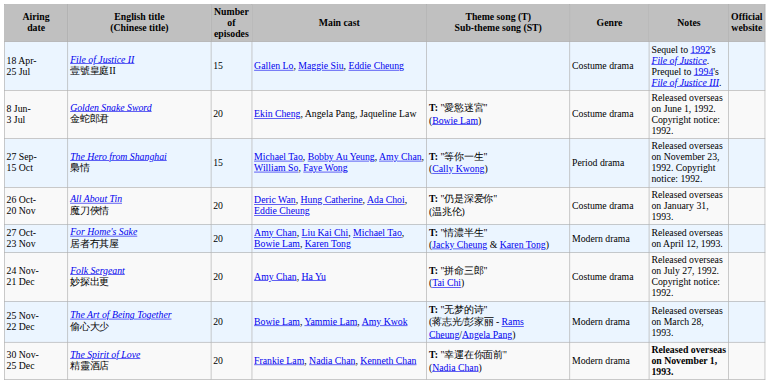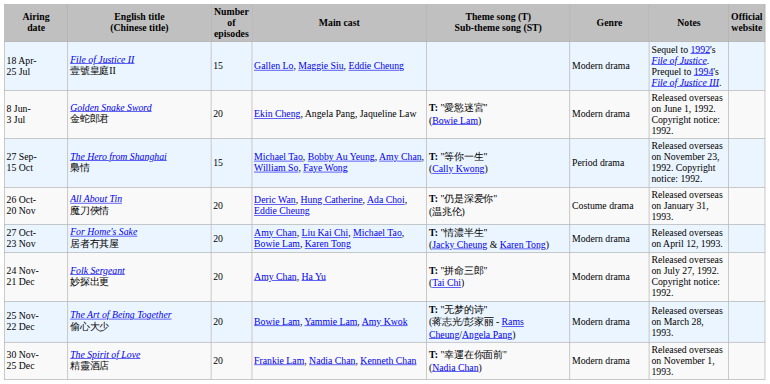(603, 66) Costume drama -> (601, 66) Modern drama
(603, 114) Costume drama -> (601, 114) Modern drama
(603, 277) Costume drama -> (601, 277) Modern drama
(689, 361) bold -> (687, 361) normal
